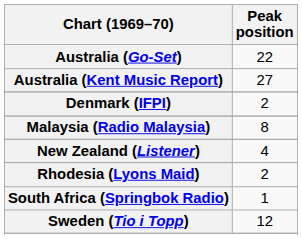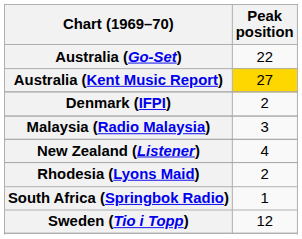(265, 80) no background -> (265, 80) gold background
(265, 127) 8 -> (265, 127) 3
